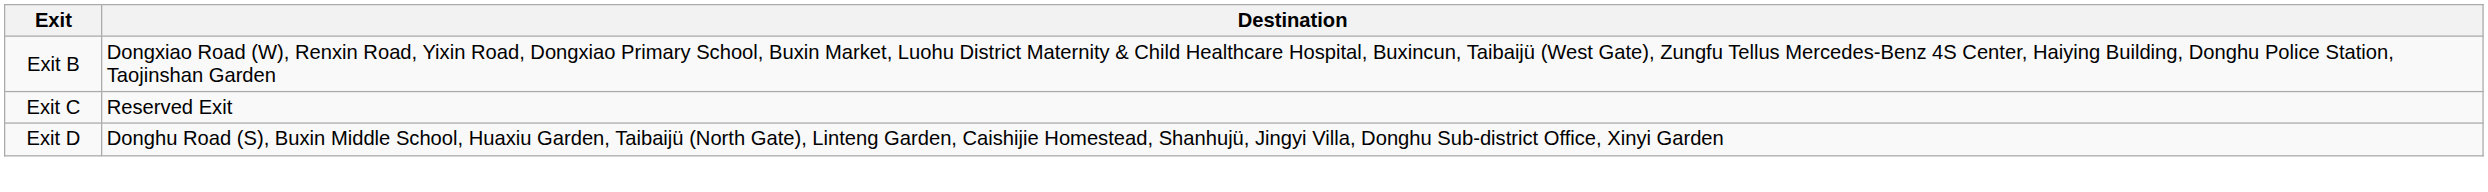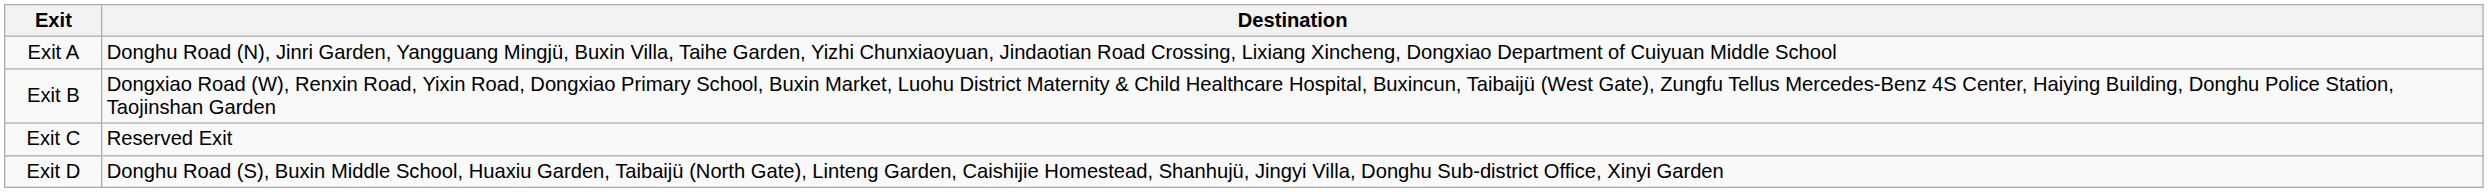+ row: (53, 52)
